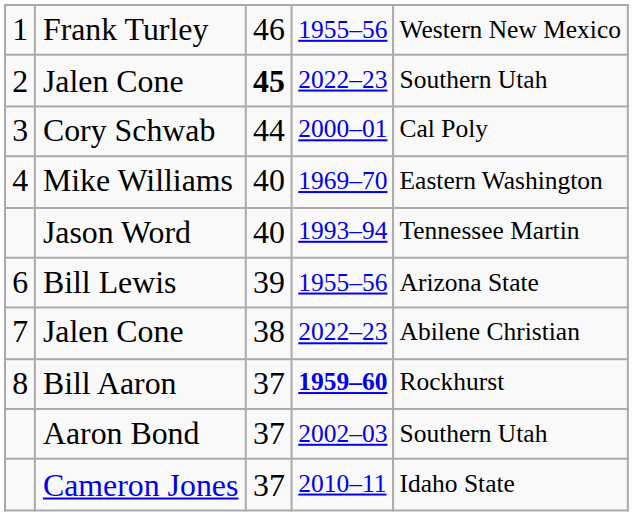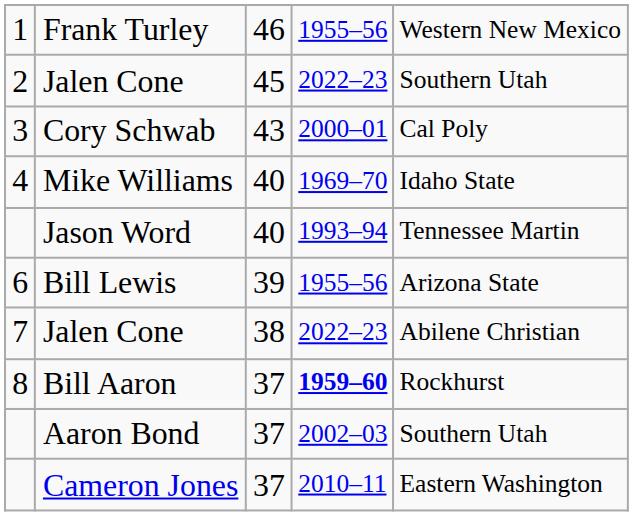(269, 80) bold -> (269, 80) normal
(269, 130) 44 -> (269, 130) 43
(501, 181) Eastern Washington -> (457, 181) Idaho State
(457, 484) Idaho State -> (501, 484) Eastern Washington
